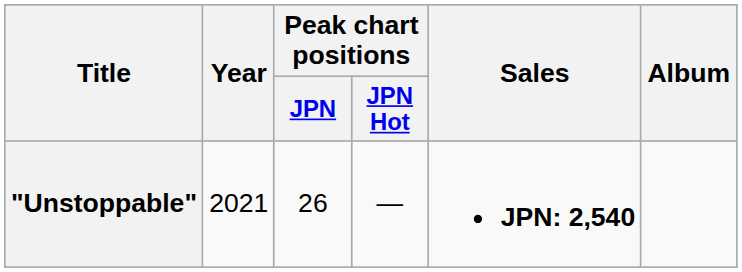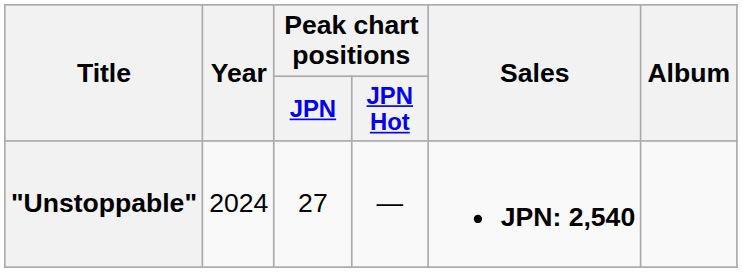(239, 203) 2021 -> (239, 203) 2024
(313, 203) 26 -> (313, 203) 27
